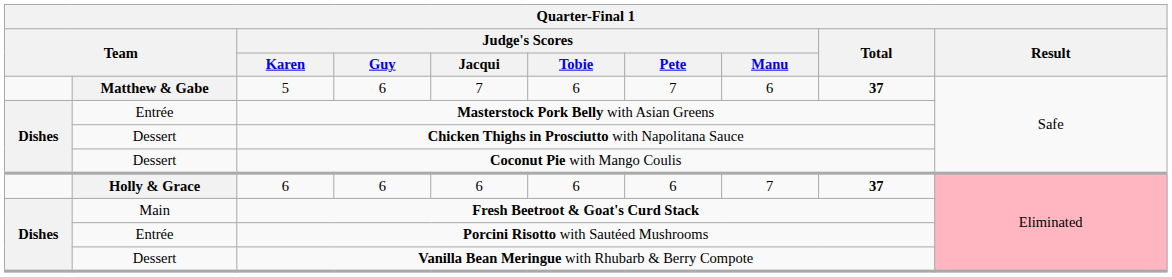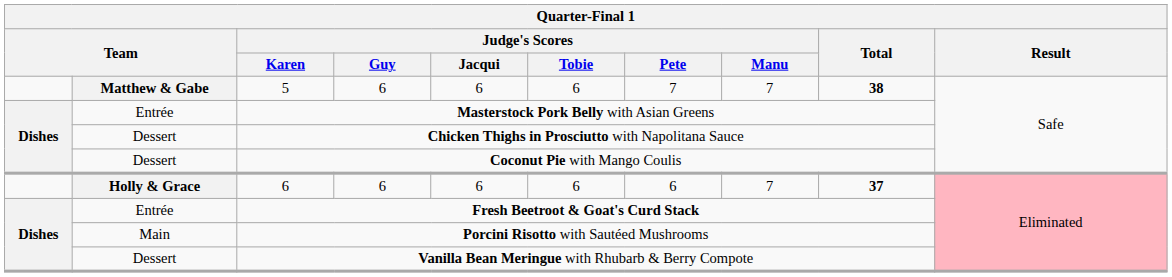(479, 88) 7 -> (479, 88) 6
(770, 88) 6 -> (770, 88) 7
(876, 88) 37 -> (876, 88) 38
(155, 210) Main -> (155, 210) Entrée
(155, 234) Entrée -> (155, 234) Main
